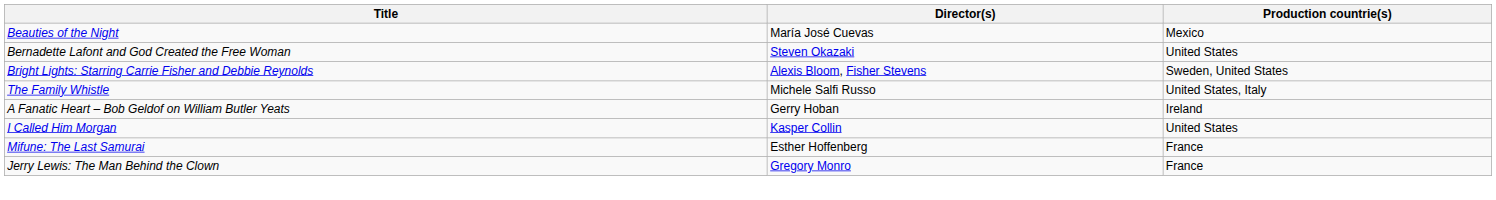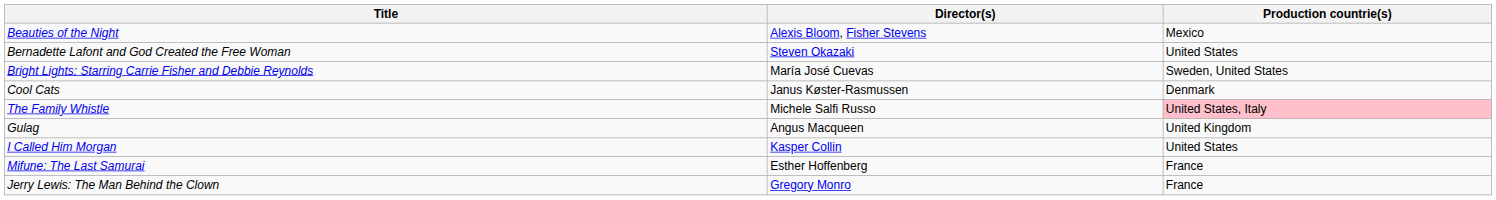(822, 33) María José Cuevas -> (848, 33) Alexis Bloom, Fisher Stevens
(848, 71) Alexis Bloom, Fisher Stevens -> (822, 71) María José Cuevas
+ row: (33, 90)
(1216, 90) no background -> (1216, 109) pink background
- row: (148, 109)
+ row: (23, 128)
